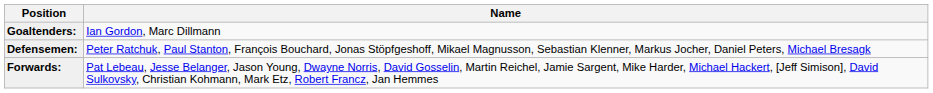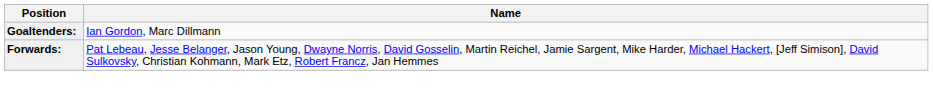- row: (42, 49)
